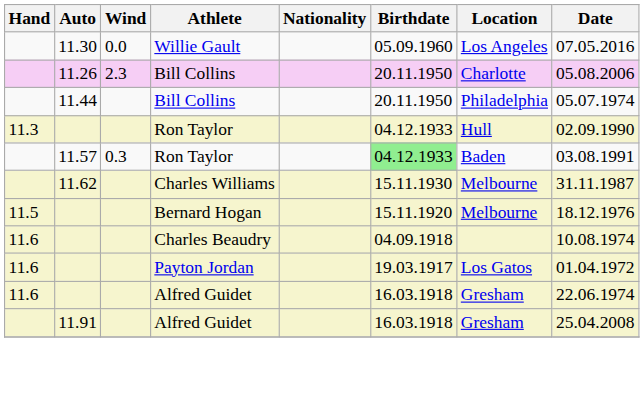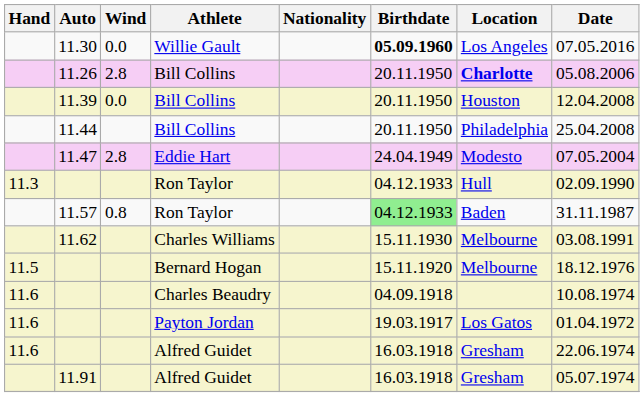(414, 45) normal -> (414, 45) bold
(116, 73) 2.3 -> (116, 73) 2.8
(493, 73) normal -> (497, 73) bold
+ row: (78, 101)
(595, 101) 05.07.1974 -> (595, 128) 25.04.2008
+ row: (78, 156)
(116, 156) 0.3 -> (116, 211) 0.8
(595, 156) 03.08.1991 -> (595, 211) 31.11.1987
(595, 184) 31.11.1987 -> (595, 239) 03.08.1991
(595, 322) 25.04.2008 -> (595, 377) 05.07.1974
